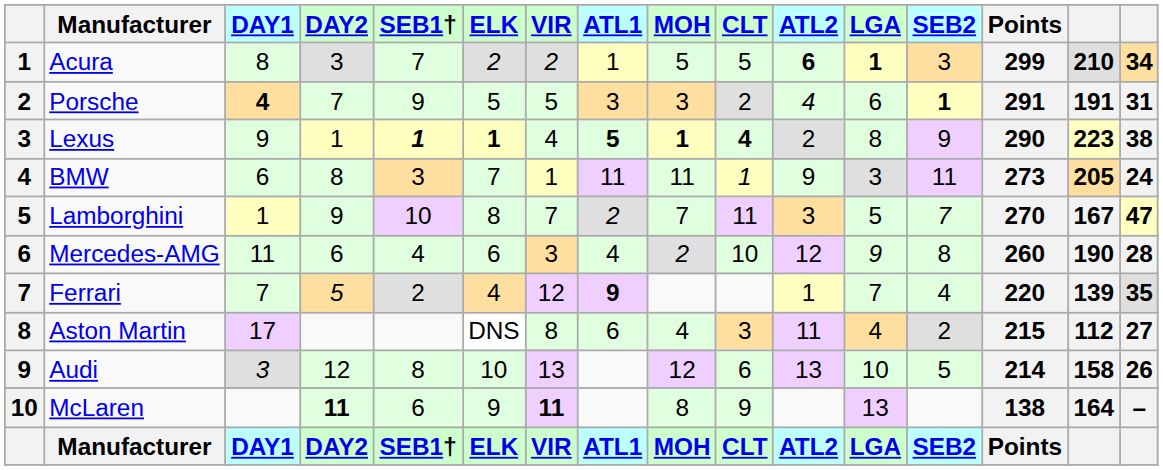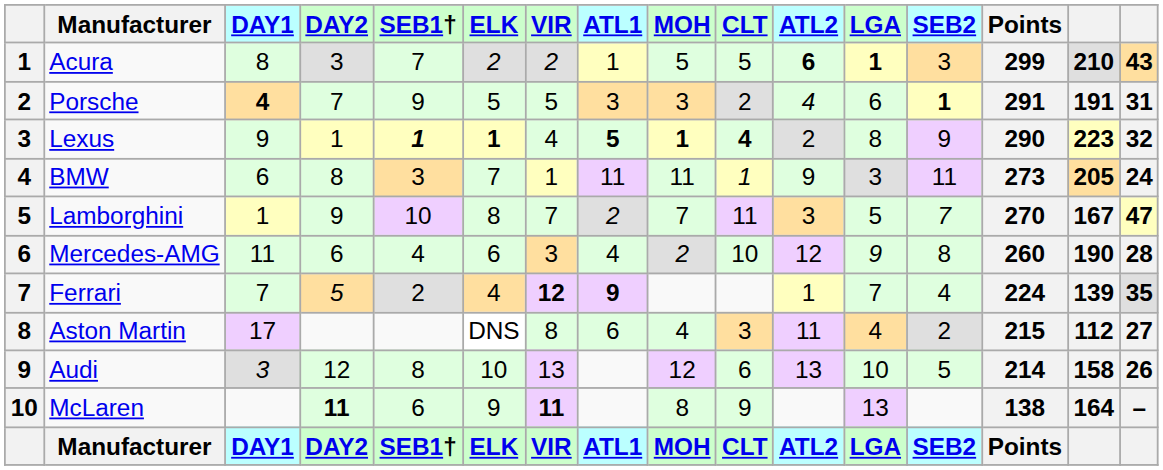(1139, 62) 34 -> (1139, 62) 43
(1139, 139) 38 -> (1139, 139) 32
(551, 292) normal -> (551, 292) bold
(1025, 292) 220 -> (1025, 292) 224
